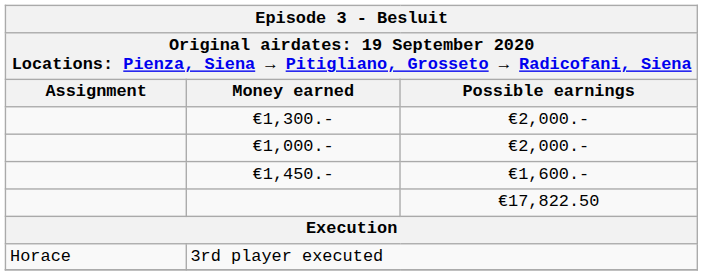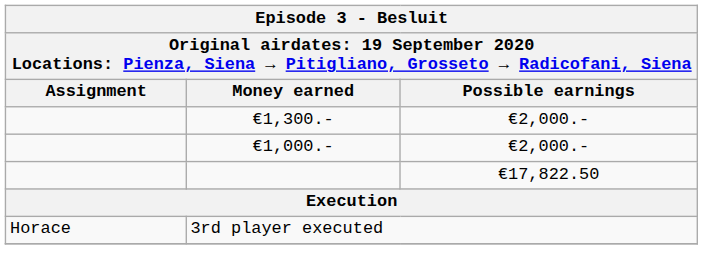- row: (293, 175)
